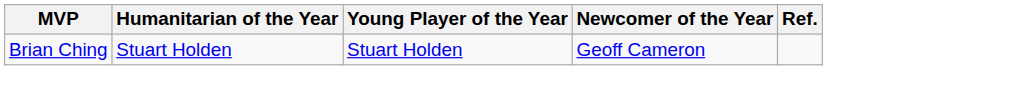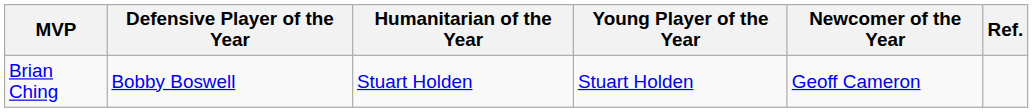+ column: (230, 30)
